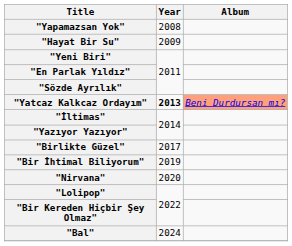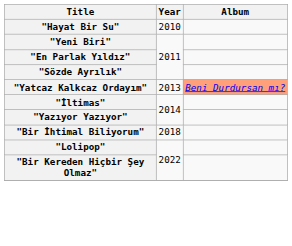- row: (80, 27)
(170, 42) 2009 -> (170, 27) 2010
(170, 102) bold -> (170, 87) normal
- row: (80, 147)
(170, 162) 2019 -> (170, 132) 2018
- row: (80, 177)
- row: (80, 233)
